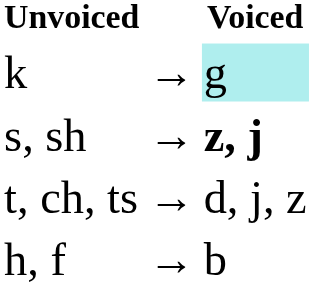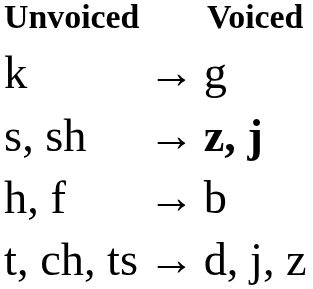(215, 71) paleturquoise background -> (215, 71) no background
rows swapped: (71, 196) <-> (35, 259)
